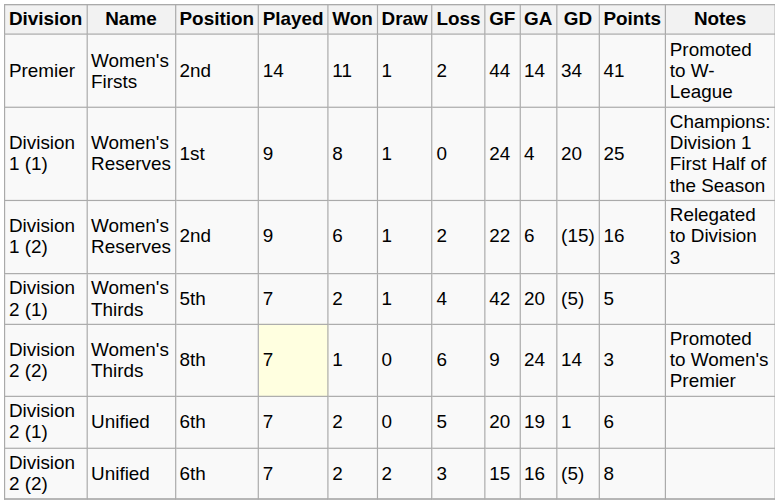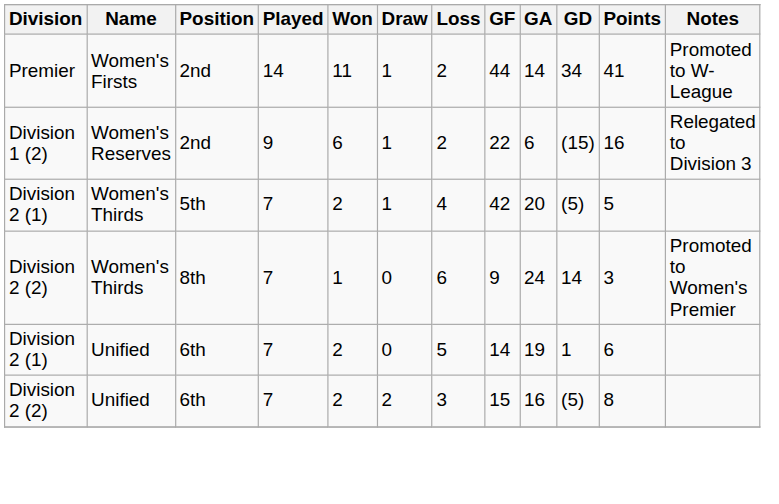- row: (42, 153)
(268, 360) lightyellow background -> (268, 277) no background
(500, 422) 20 -> (500, 349) 14
